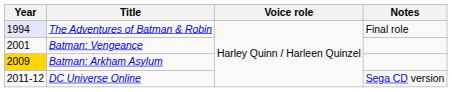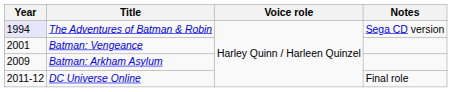(387, 29) Final role -> (405, 29) Sega CD version
(18, 62) gold background -> (18, 62) no background
(405, 78) Sega CD version -> (387, 78) Final role
